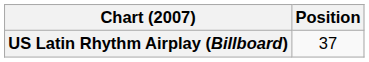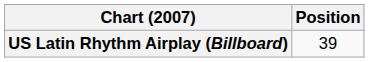(328, 43) 37 -> (328, 43) 39
